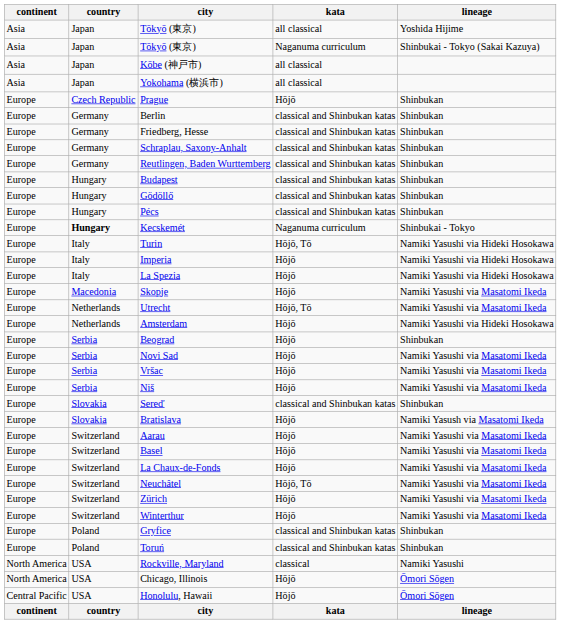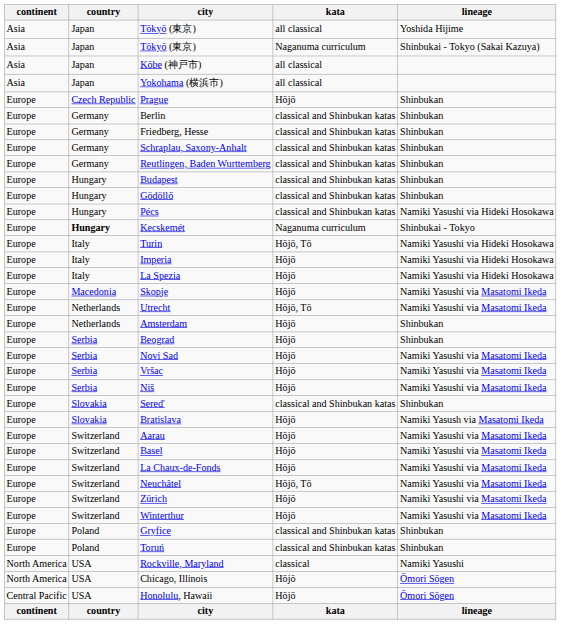(422, 211) Shinbukan -> (477, 211) Namiki Yasushi via Hideki Hosokawa
(477, 323) Namiki Yasushi via Hideki Hosokawa -> (422, 323) Shinbukan
